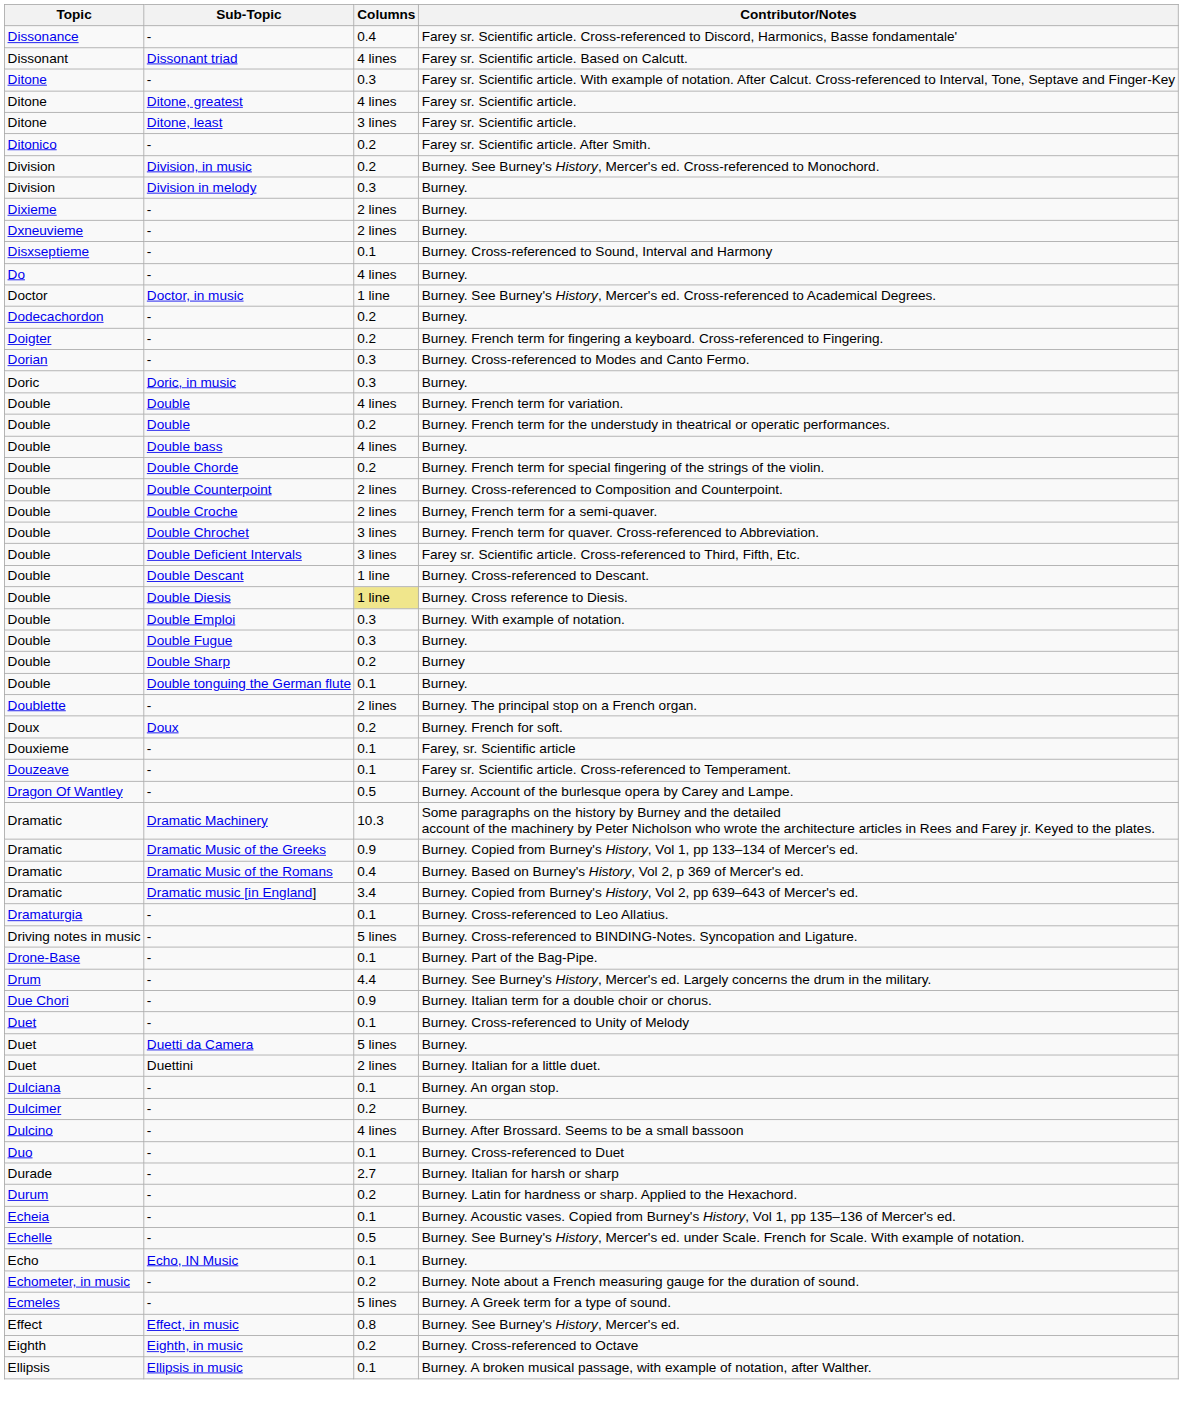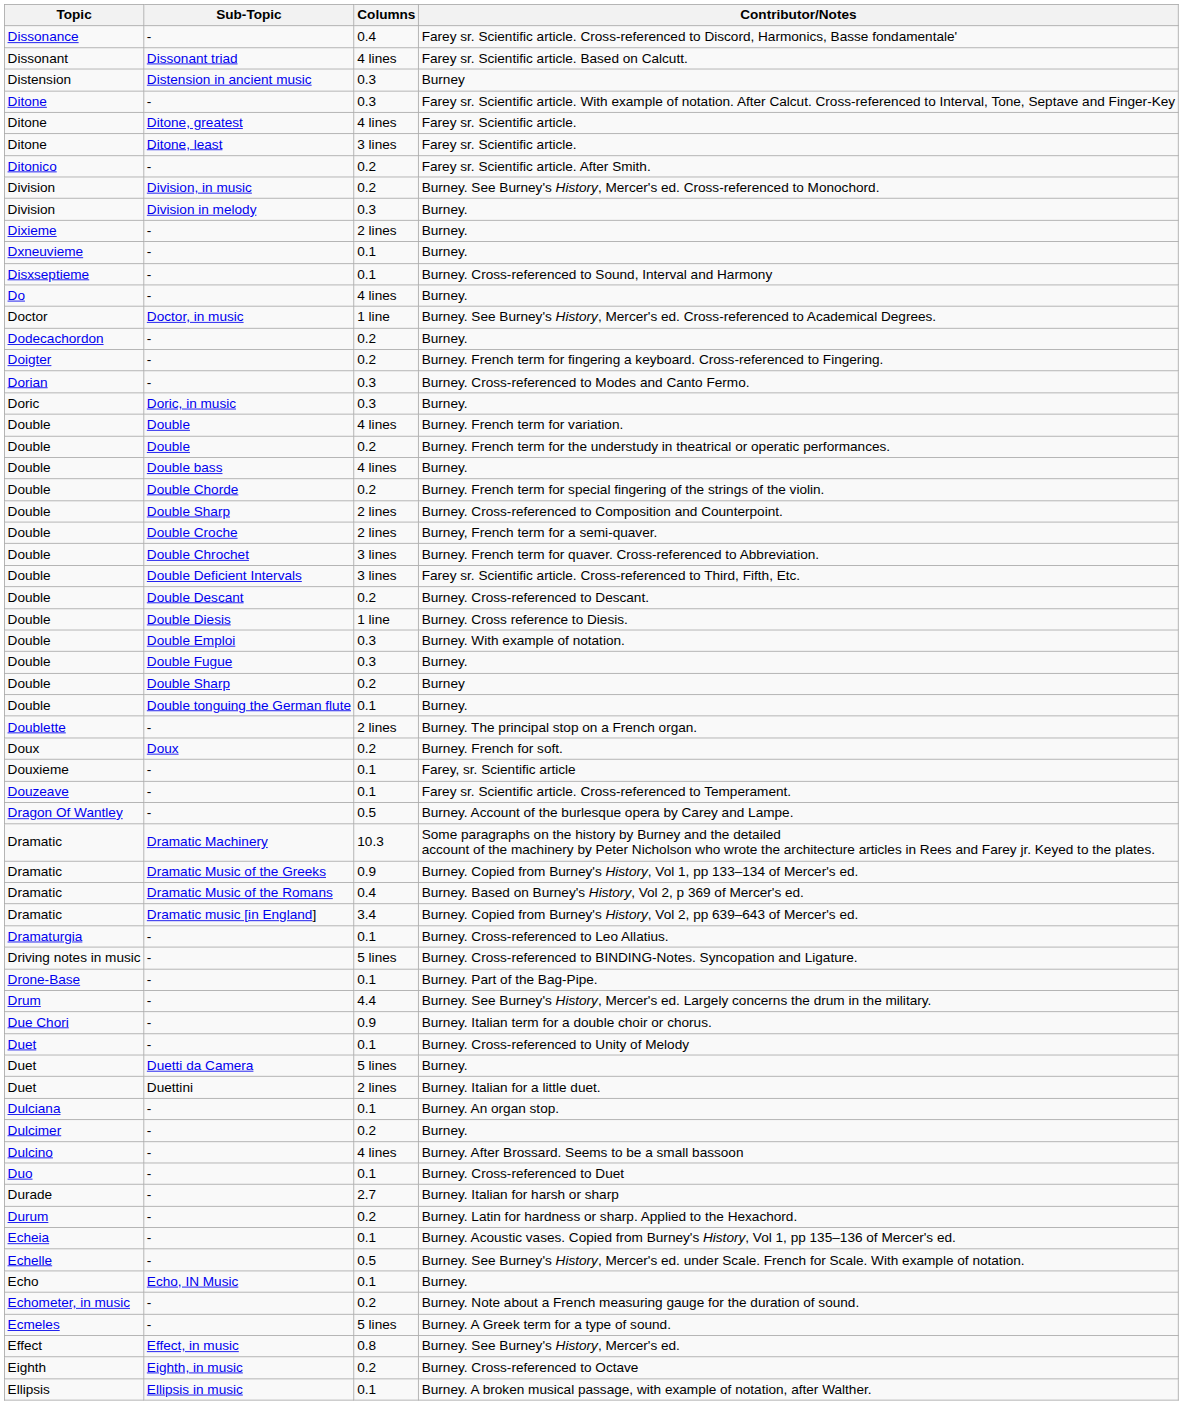+ row: (39, 79)
(377, 230) 2 lines -> (367, 252) 0.1
(209, 489) Double Counterpoint -> (188, 511) Double Sharp
(374, 576) 1 line -> (367, 597) 0.2
(374, 597) khaki background -> (374, 619) no background
